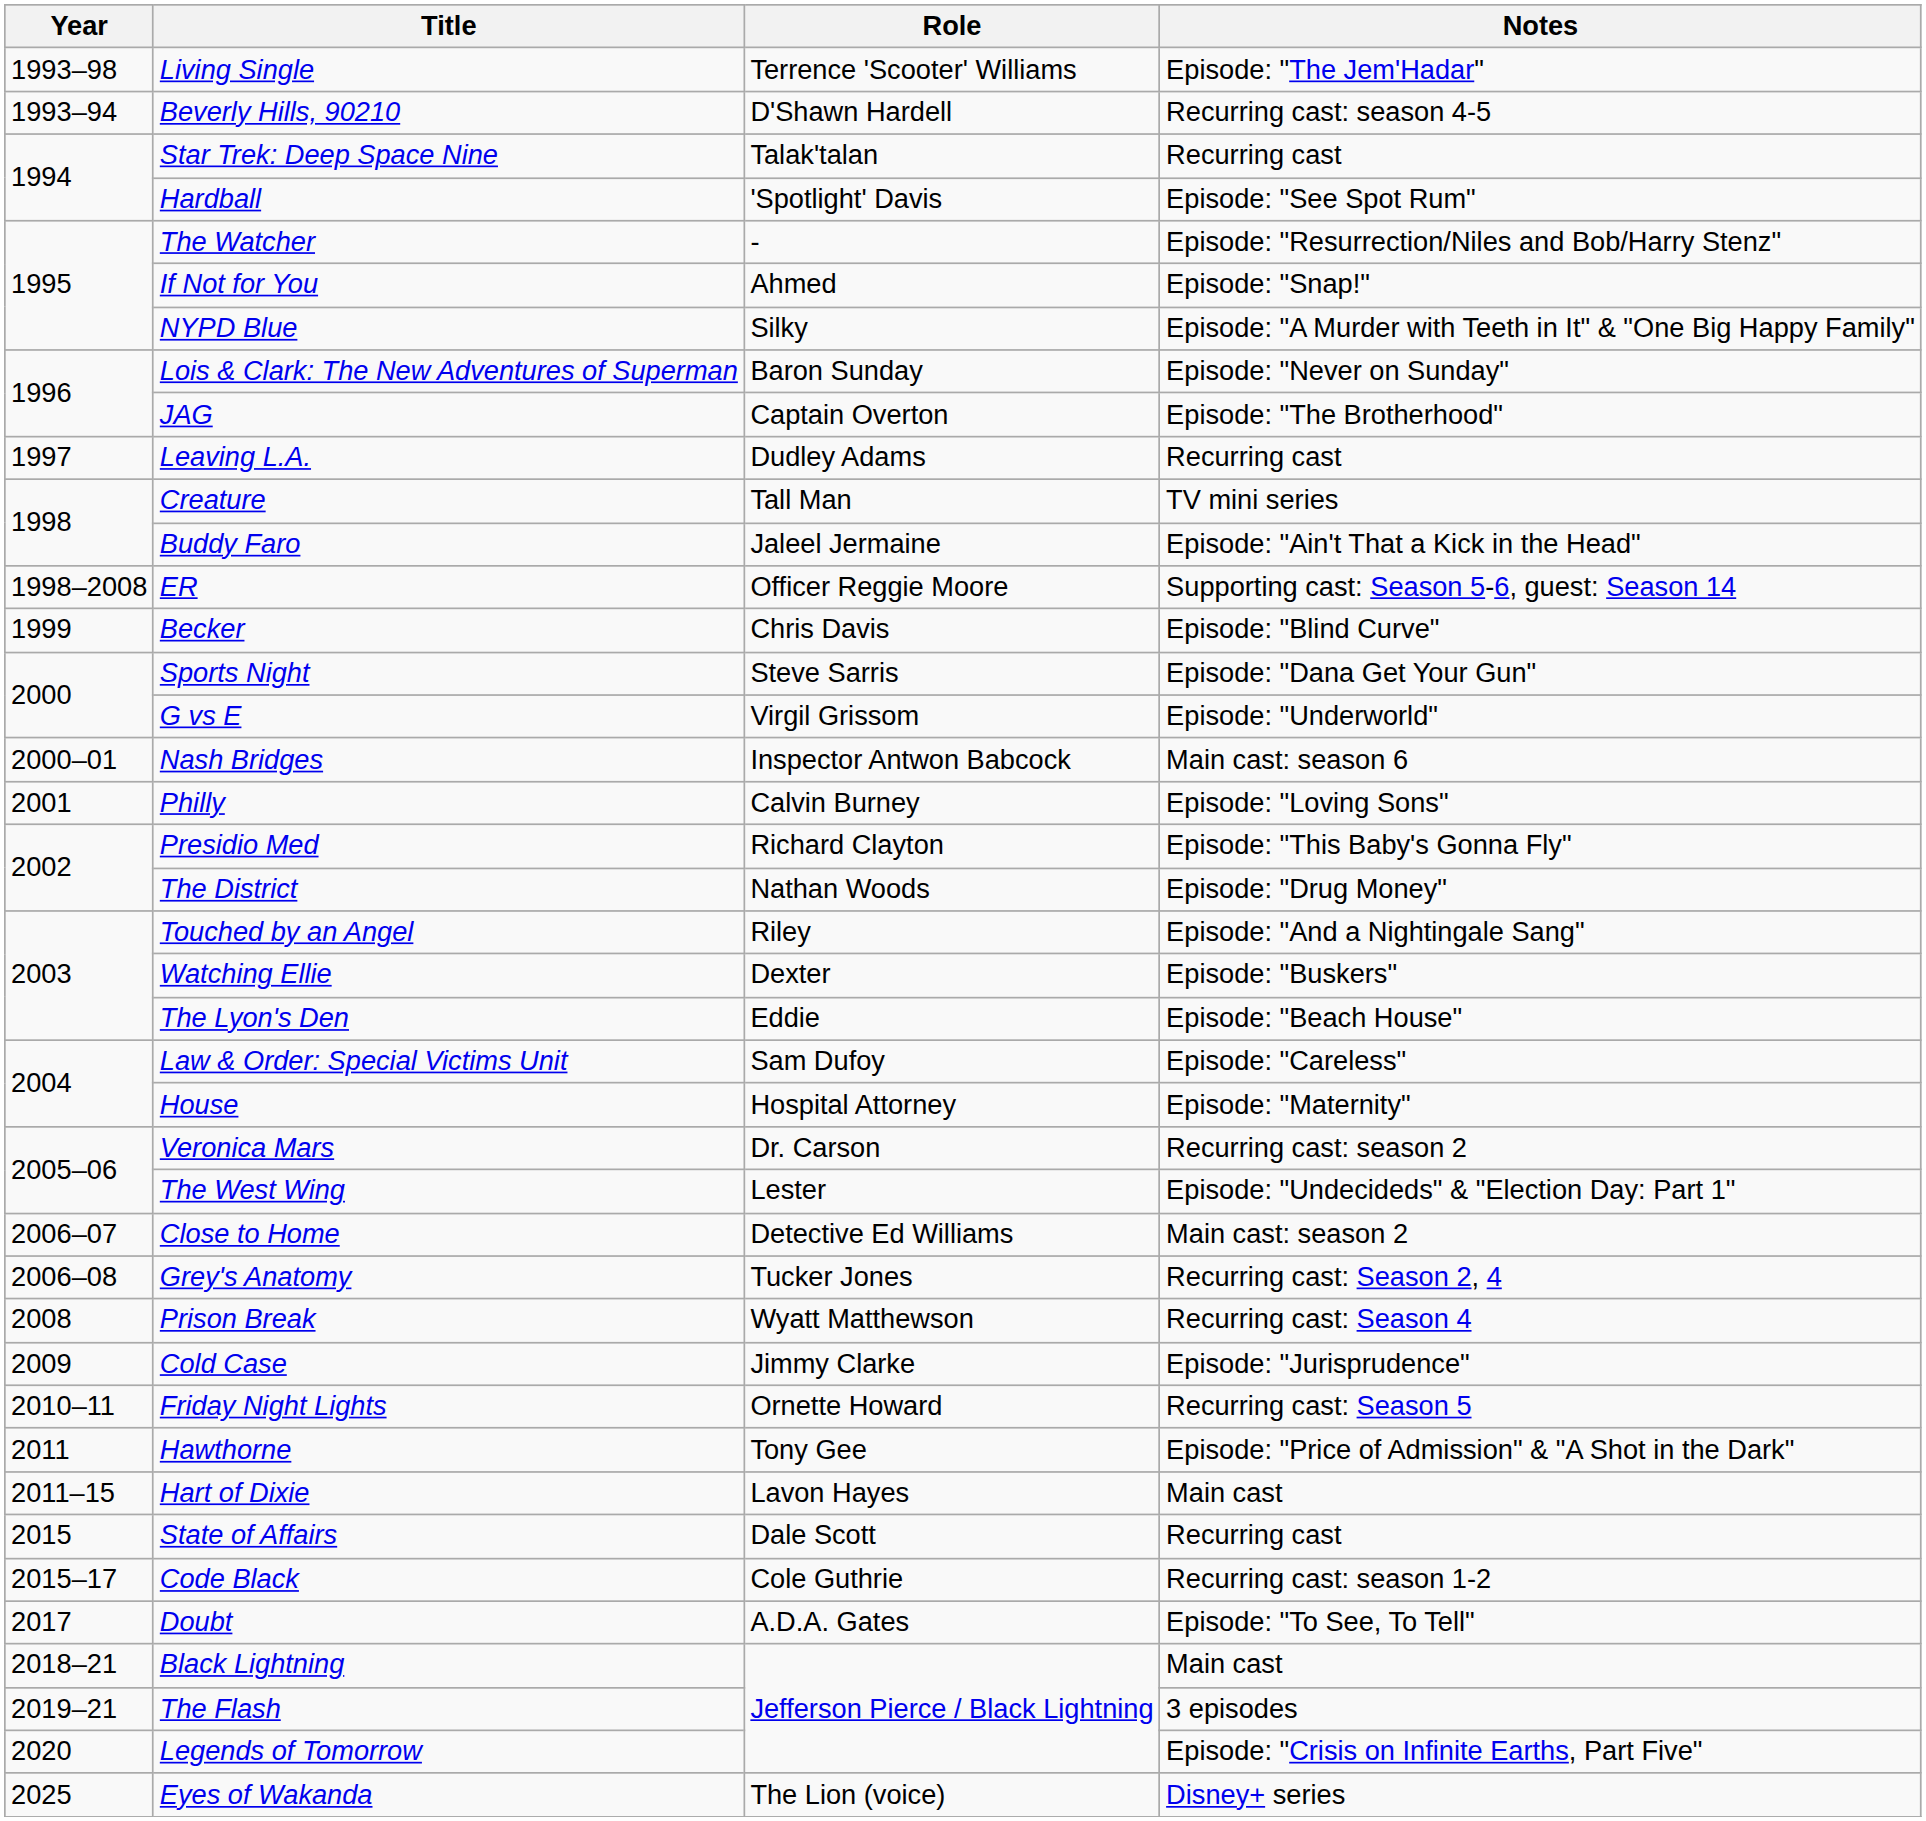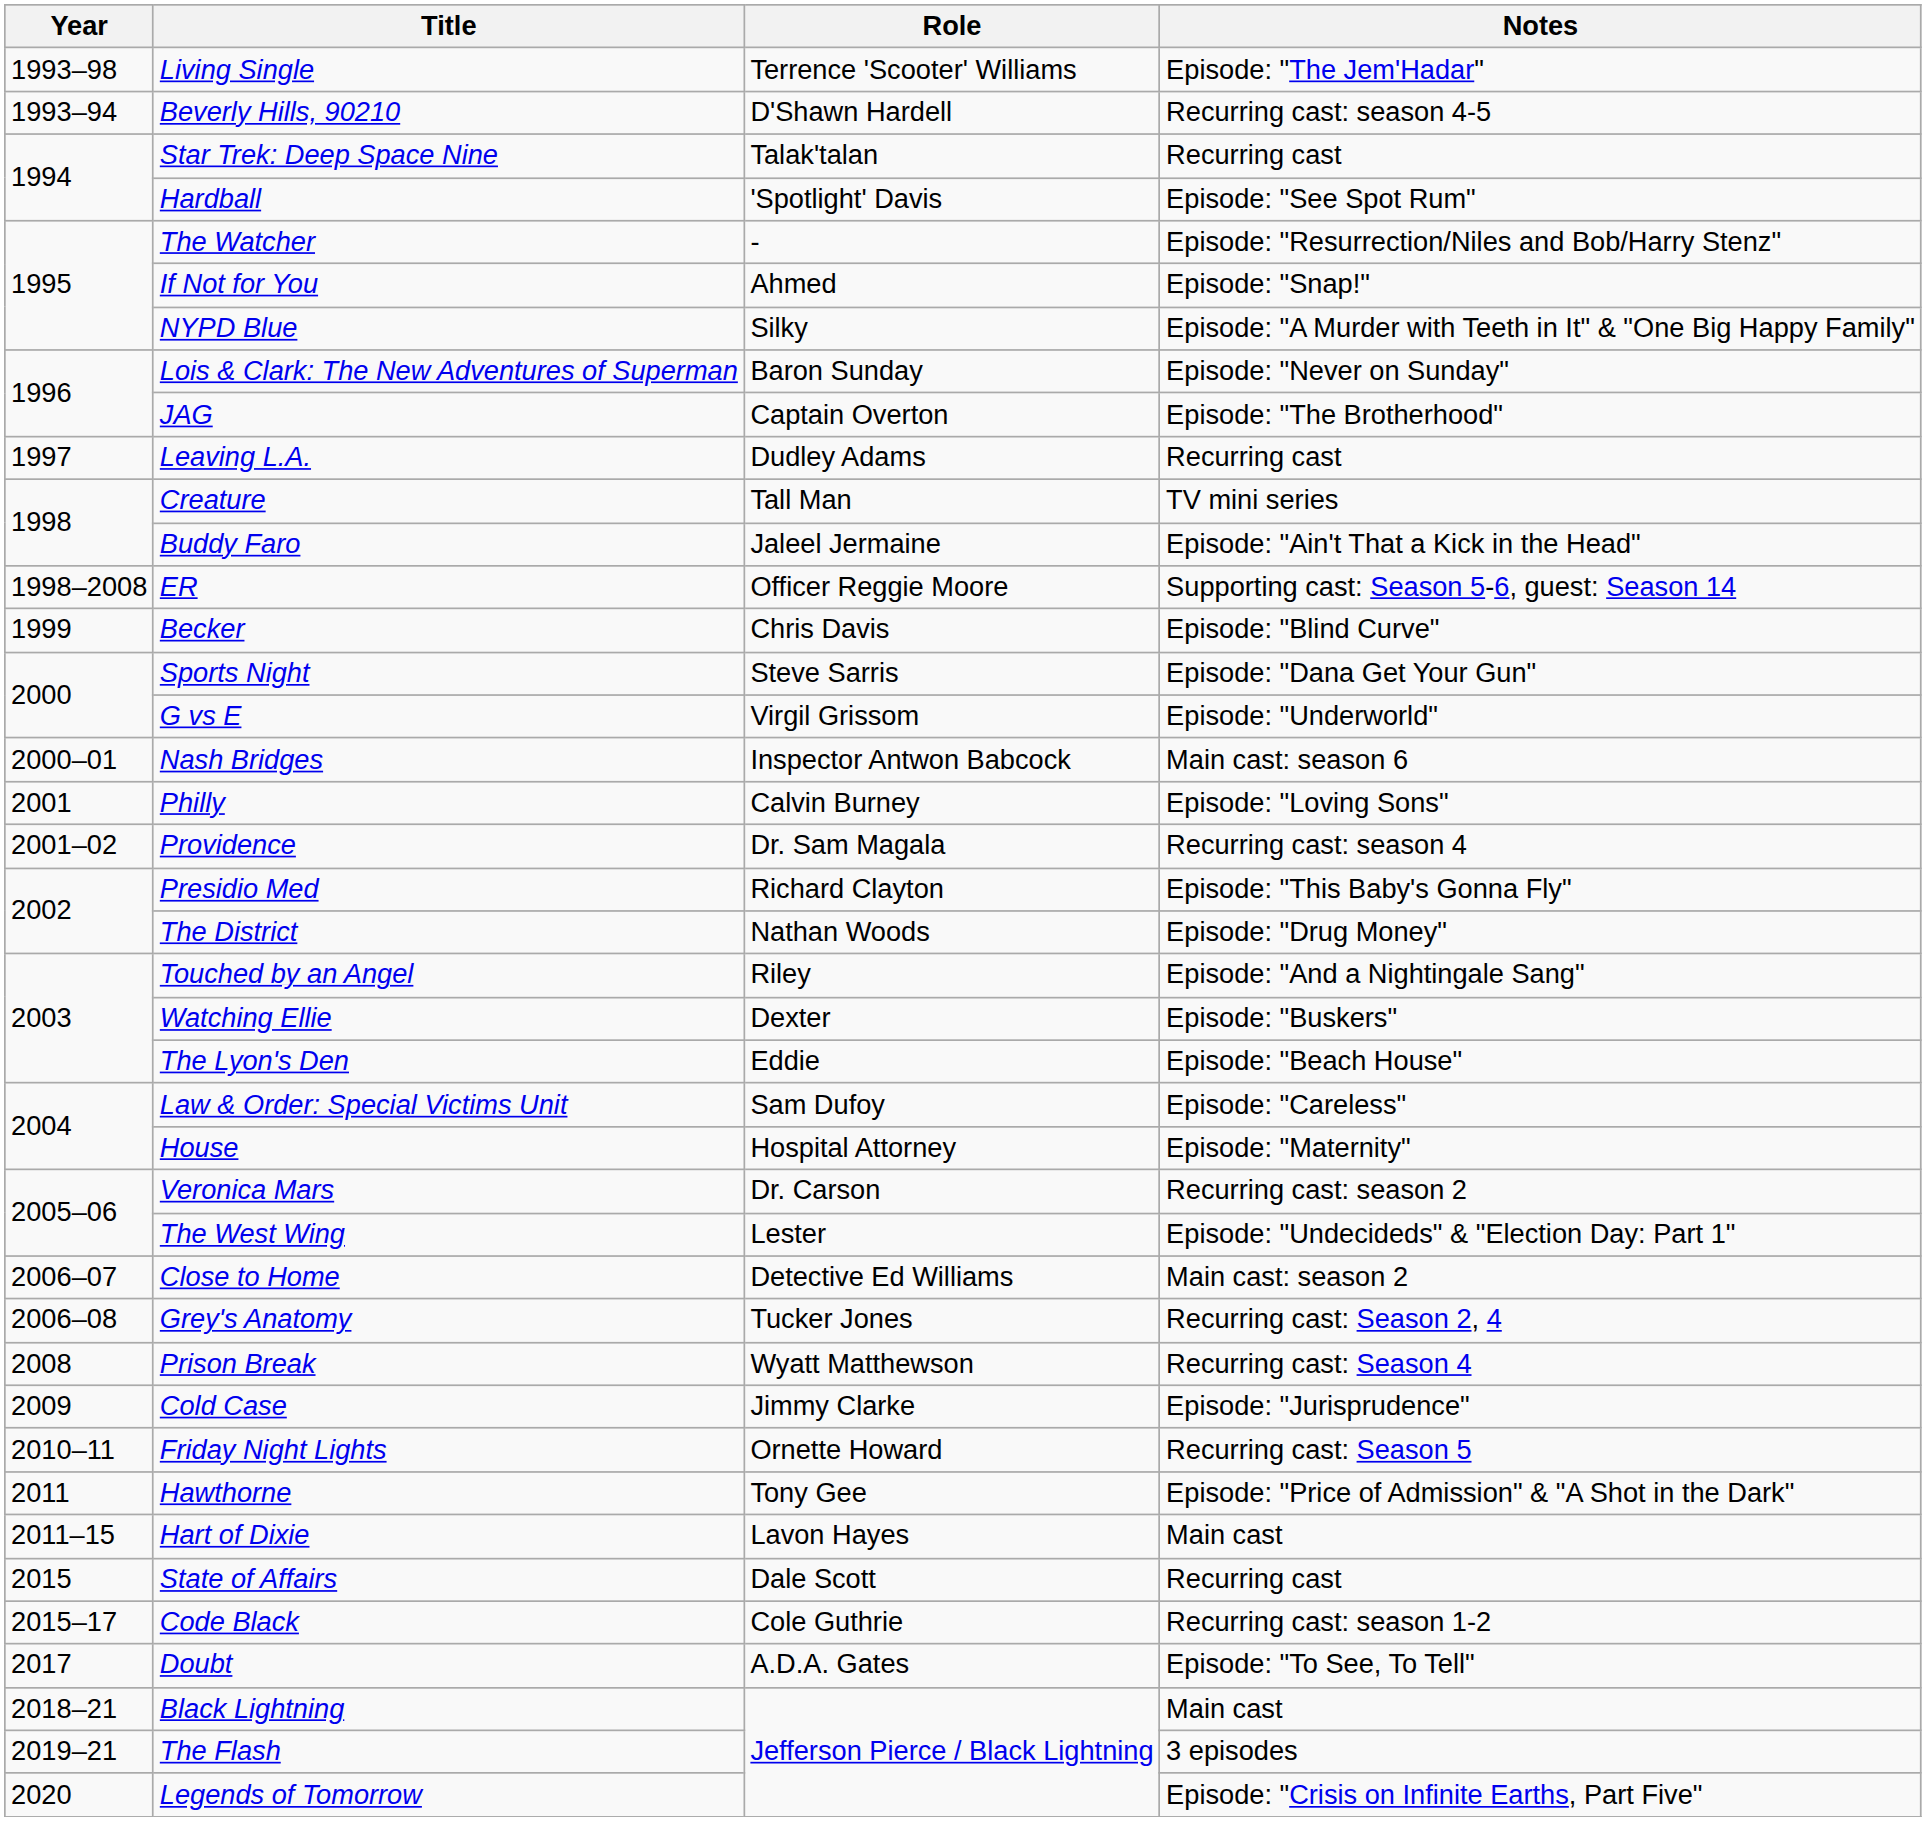+ row: (228, 845)
- row: (266, 1794)
